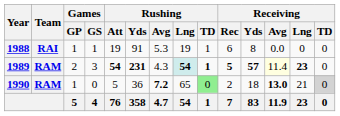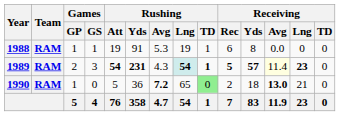(48, 48) RAI -> (48, 48) RAM
(325, 84) lightgrey background -> (325, 84) no background
